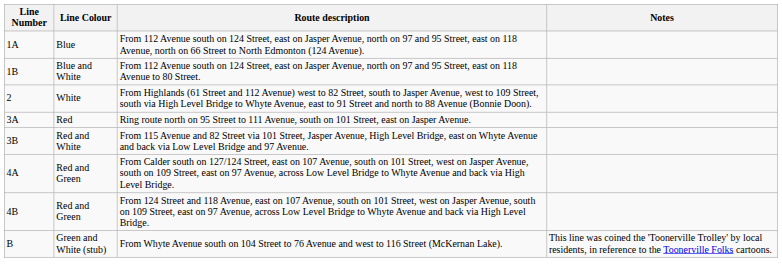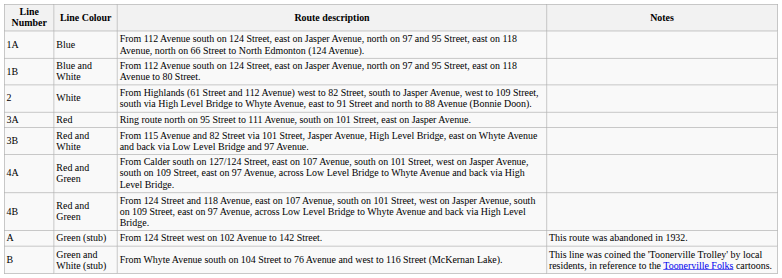+ row: (221, 238)
